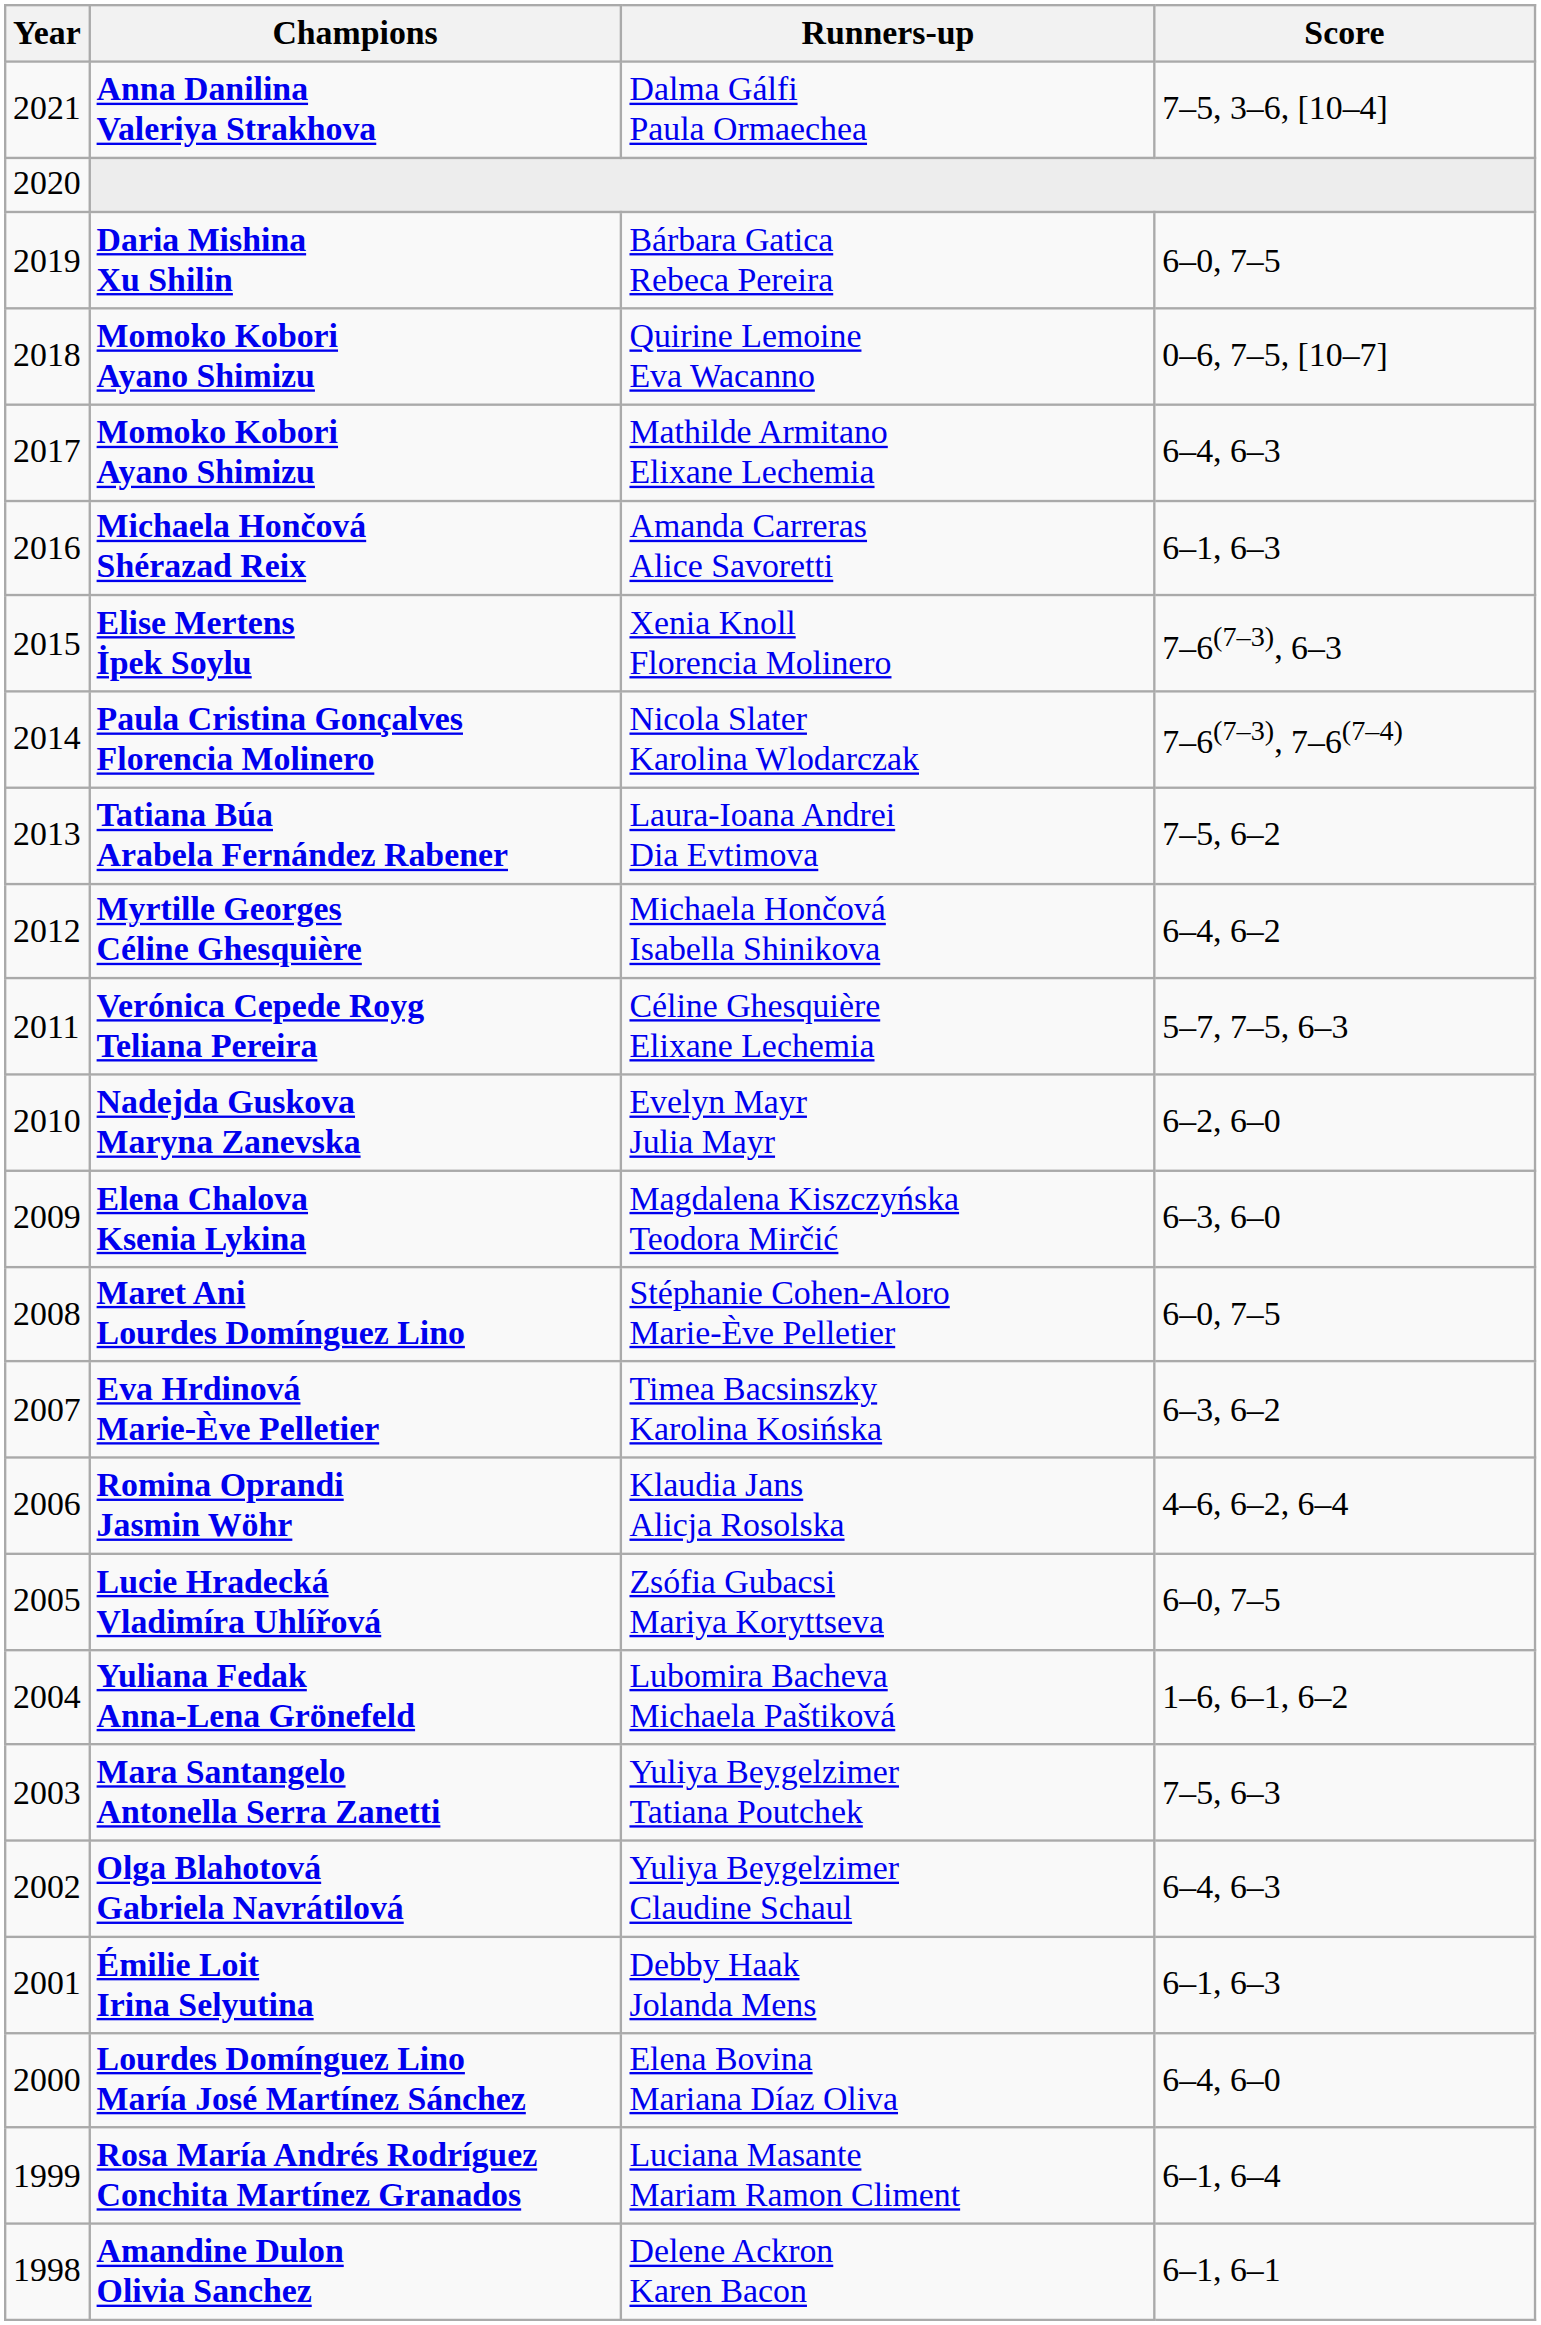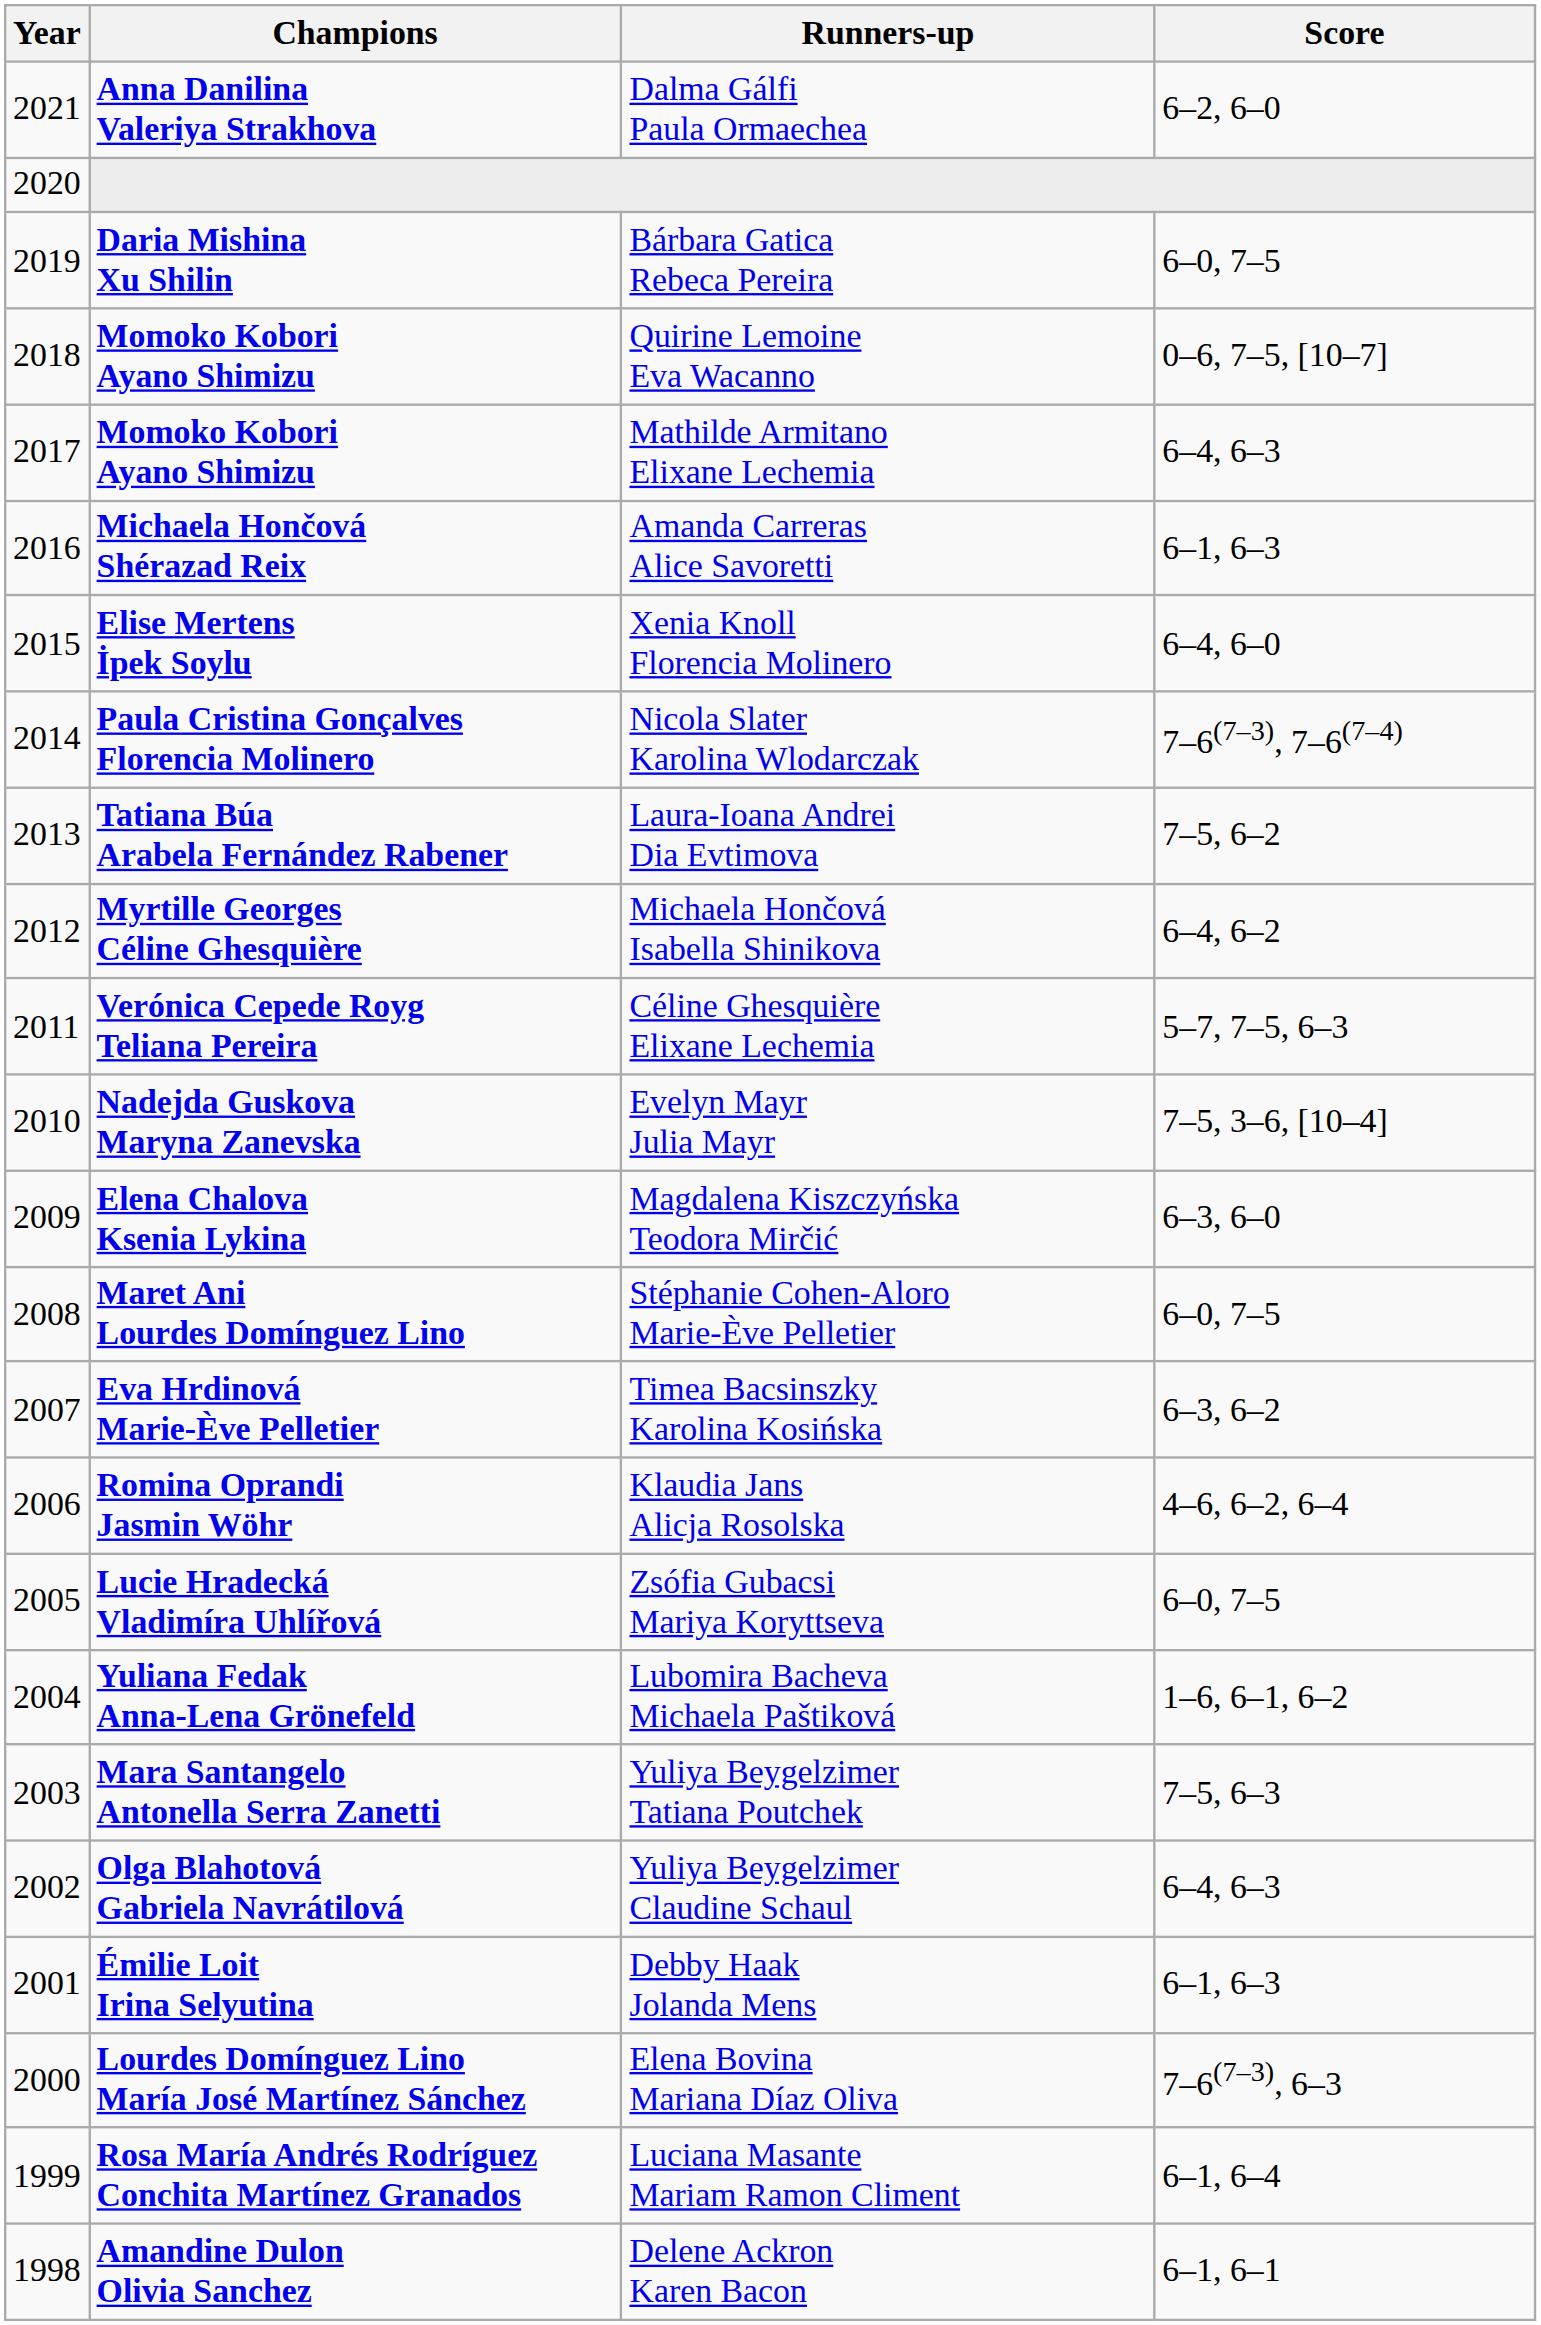(1275, 108) 7–5, 3–6, [10–4] -> (1222, 108) 6–2, 6–0
(1252, 643) 7–6(7–3), 6–3 -> (1222, 643) 6–4, 6–0
(1222, 1122) 6–2, 6–0 -> (1275, 1122) 7–5, 3–6, [10–4]
(1222, 2079) 6–4, 6–0 -> (1252, 2079) 7–6(7–3), 6–3
